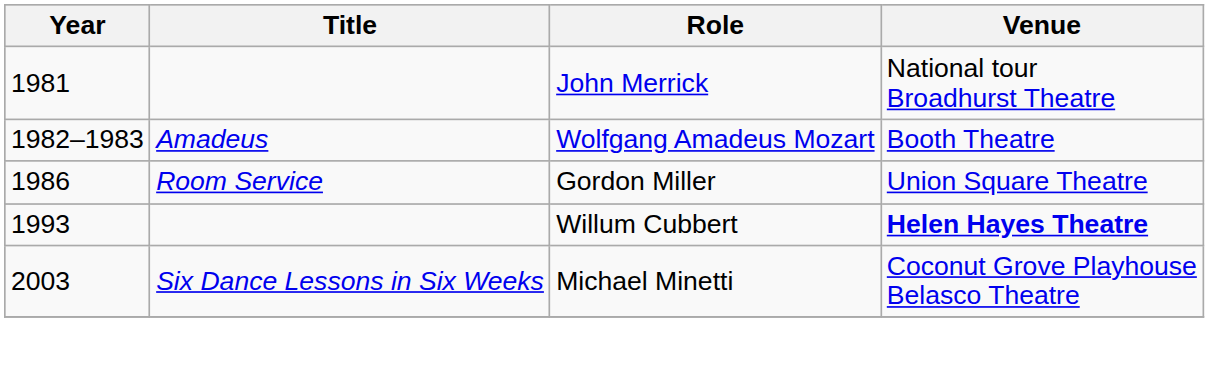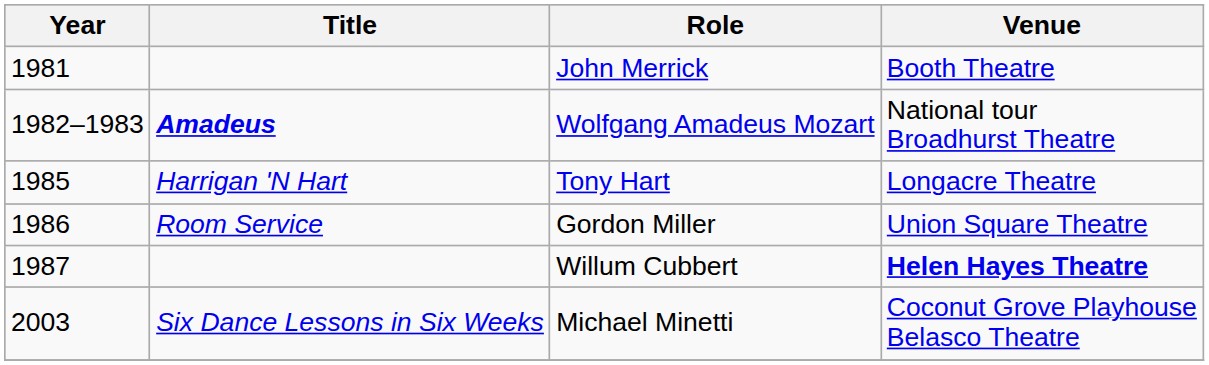(1001, 82) National tour Broadhurst Theatre -> (971, 67) Booth Theatre
(212, 139) normal -> (216, 124) bold
(971, 139) Booth Theatre -> (1001, 124) National tour Broadhurst Theatre
+ row: (613, 181)
(40, 223) 1993 -> (40, 266) 1987
